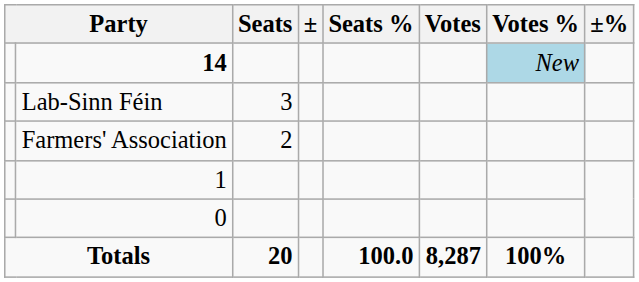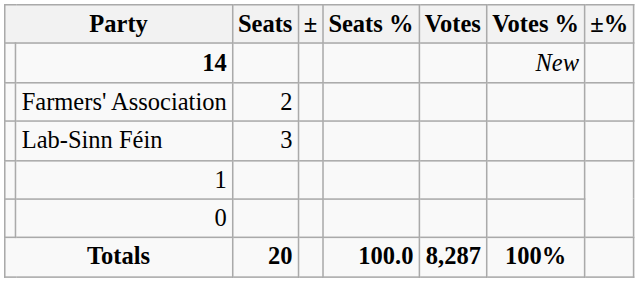(557, 62) lightblue background -> (557, 62) no background
rows swapped: (92, 101) <-> (124, 140)
